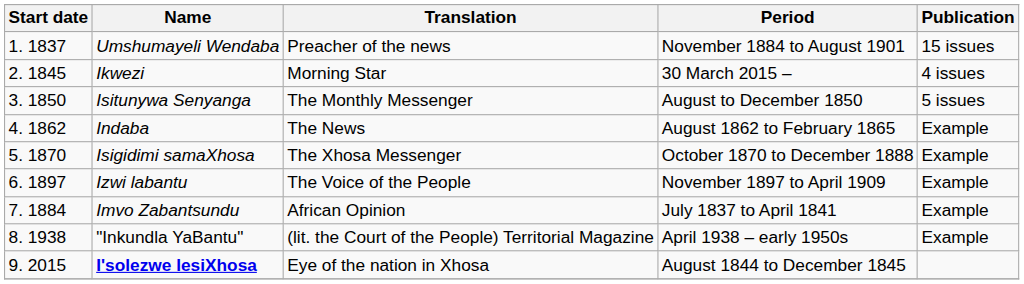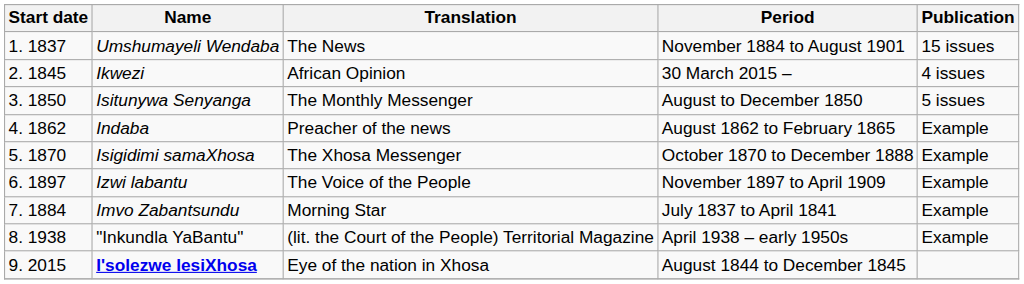(369, 45) Preacher of the news -> (326, 45) The News
(337, 73) Morning Star -> (346, 73) African Opinion
(326, 127) The News -> (369, 127) Preacher of the news
(346, 210) African Opinion -> (337, 210) Morning Star
